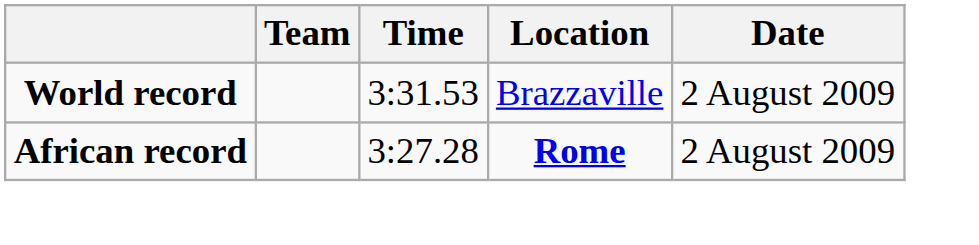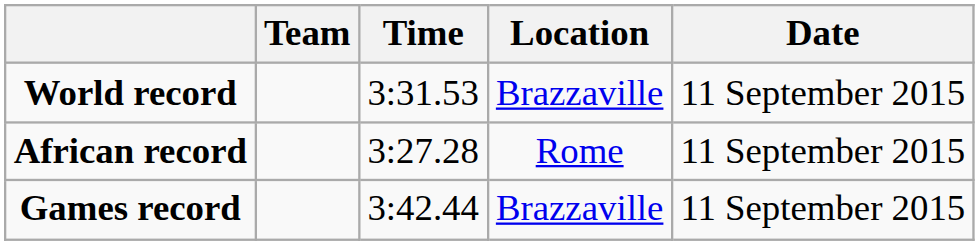(788, 92) 2 August 2009 -> (823, 92) 11 September 2015
(580, 150) bold -> (580, 150) normal
(788, 150) 2 August 2009 -> (823, 150) 11 September 2015
+ row: (130, 208)
